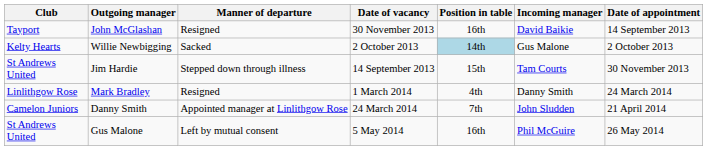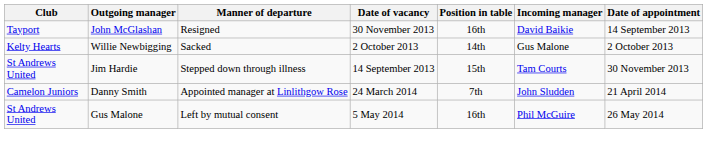(476, 46) lightblue background -> (476, 46) no background
- row: (120, 91)
